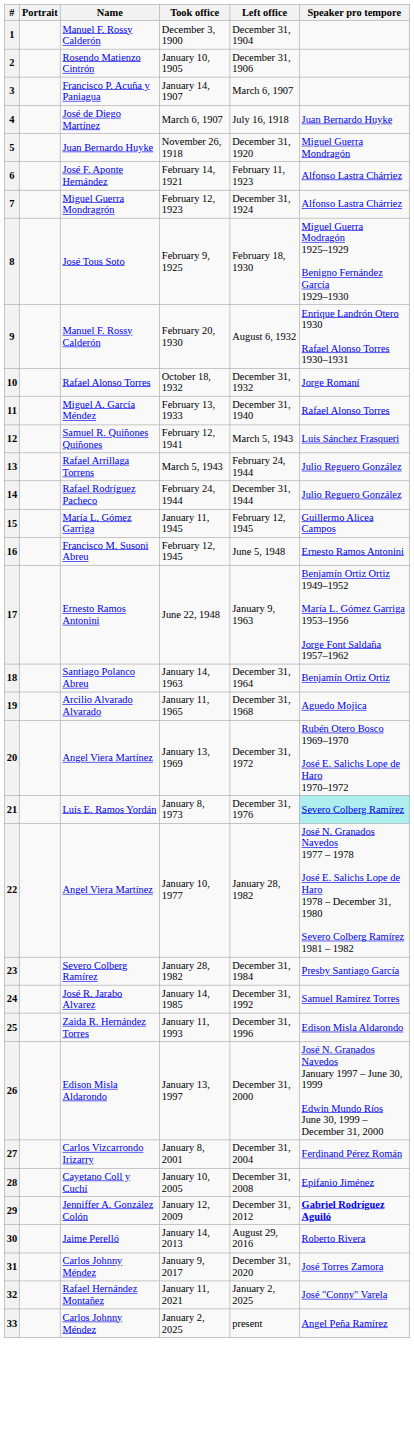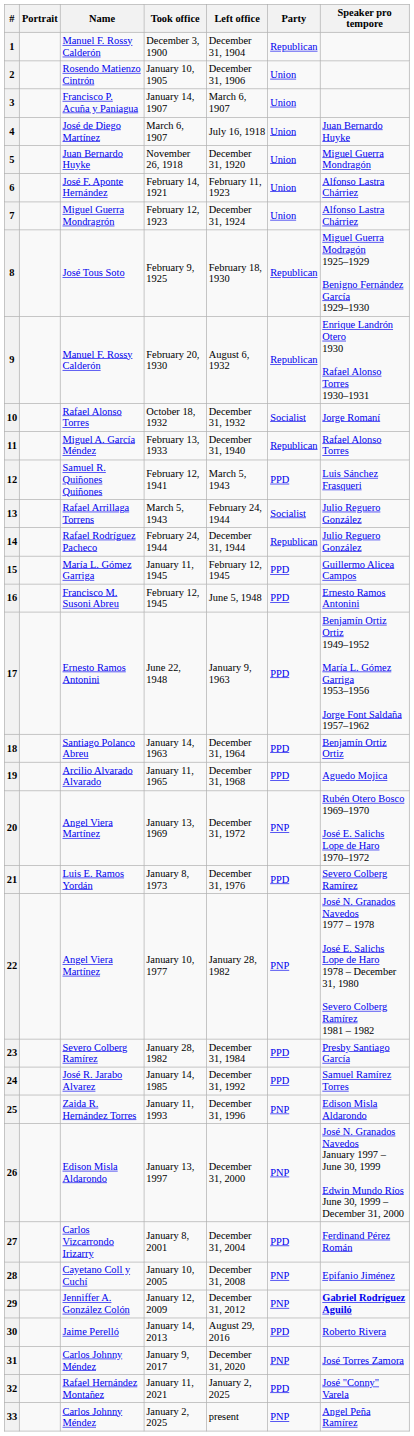+ column: (294, 18)
(353, 809) paleturquoise background -> (355, 879) no background
